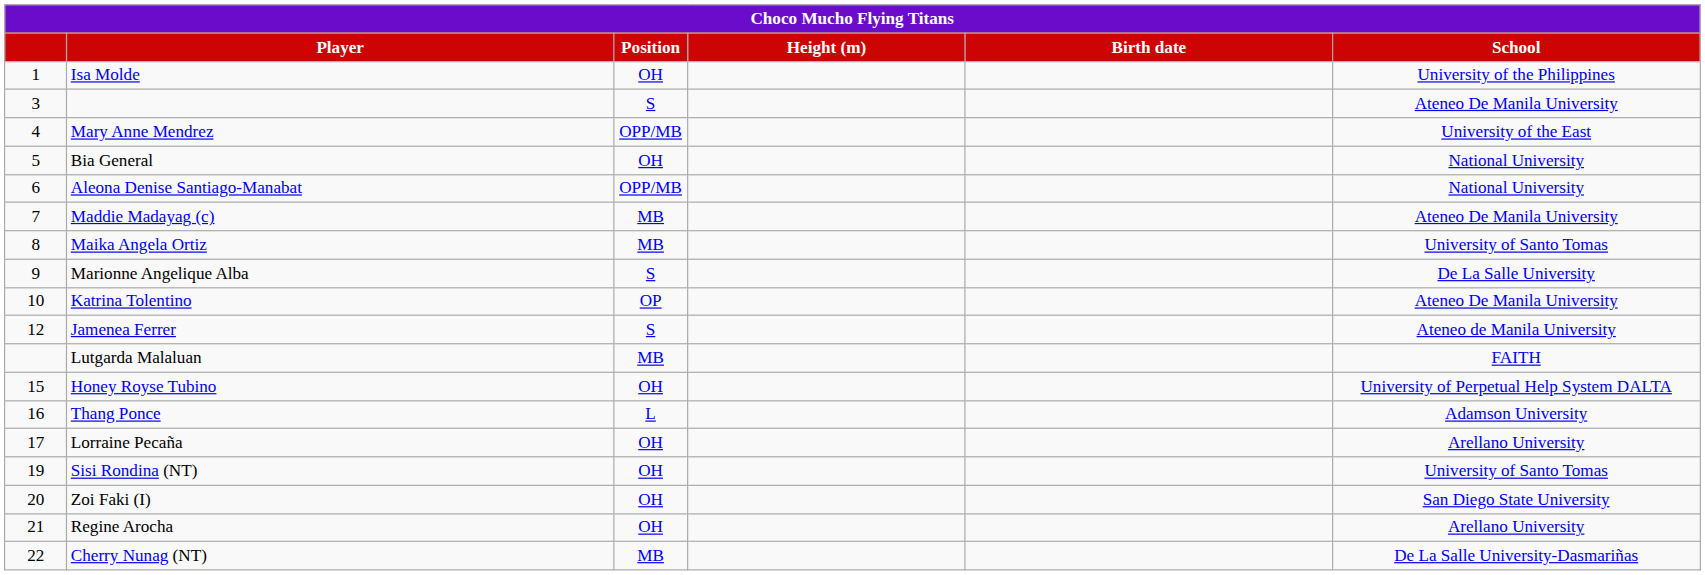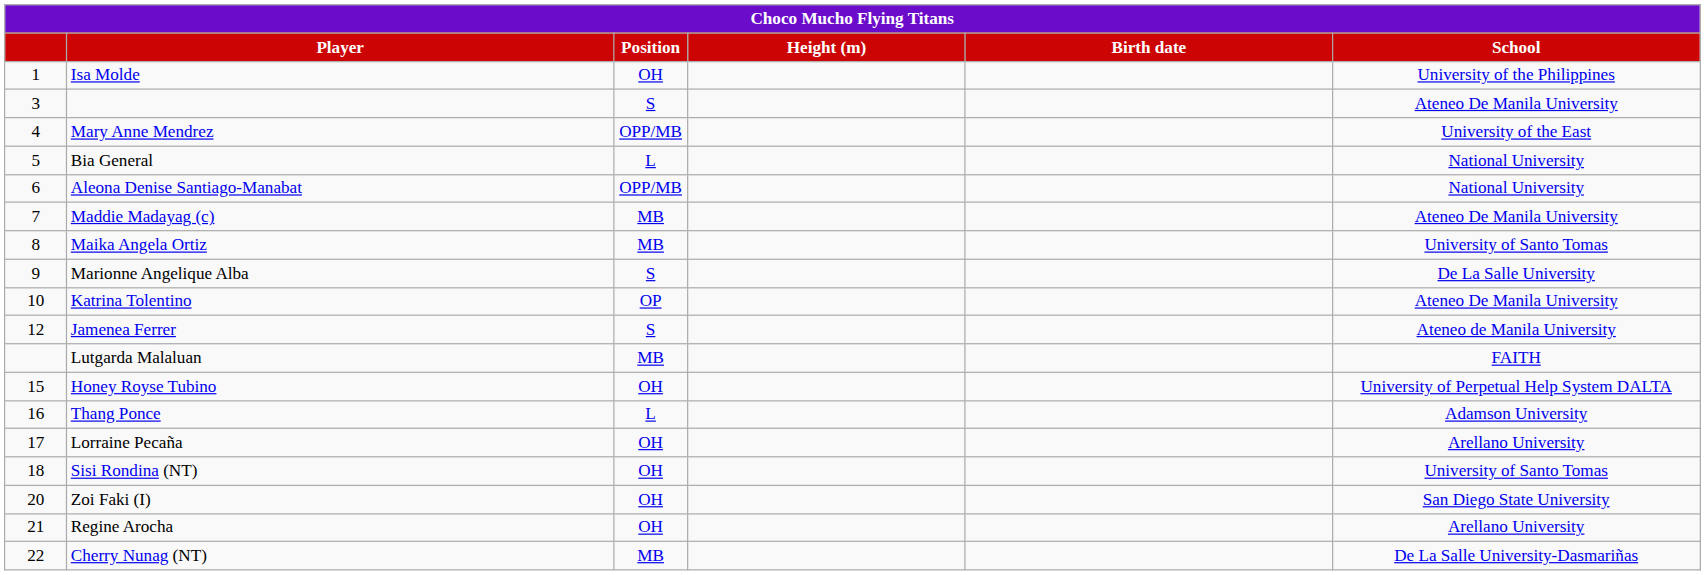(651, 160) OH -> (651, 160) L
(36, 471) 19 -> (36, 471) 18
